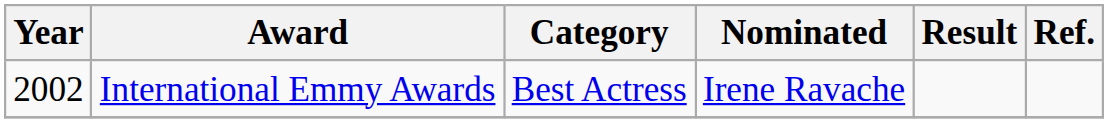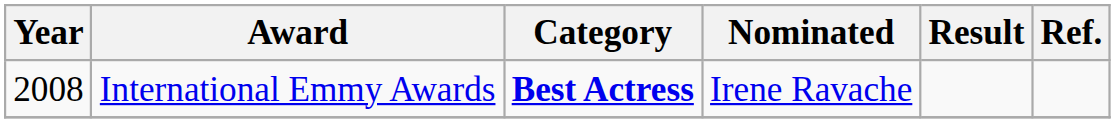(48, 88) 2002 -> (48, 88) 2008
(599, 88) normal -> (603, 88) bold
